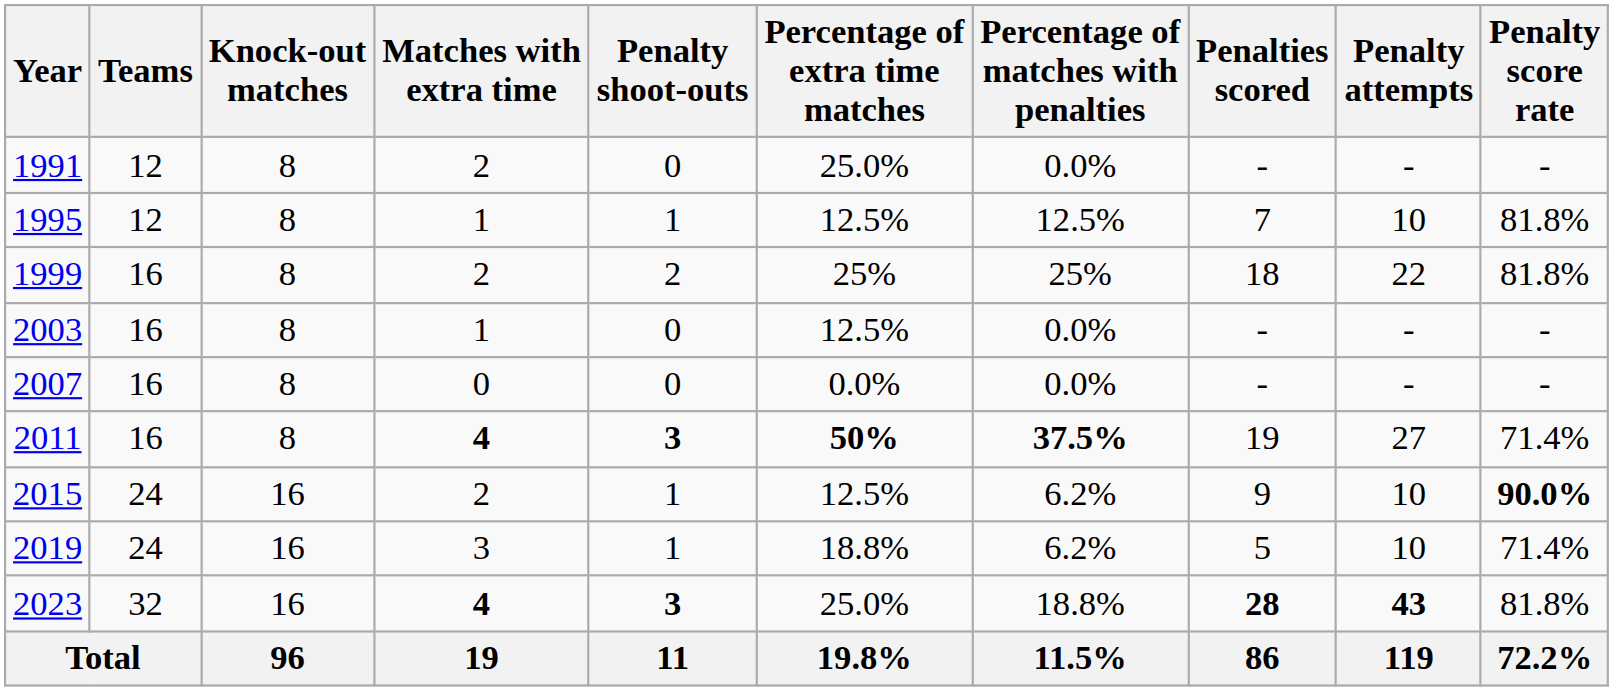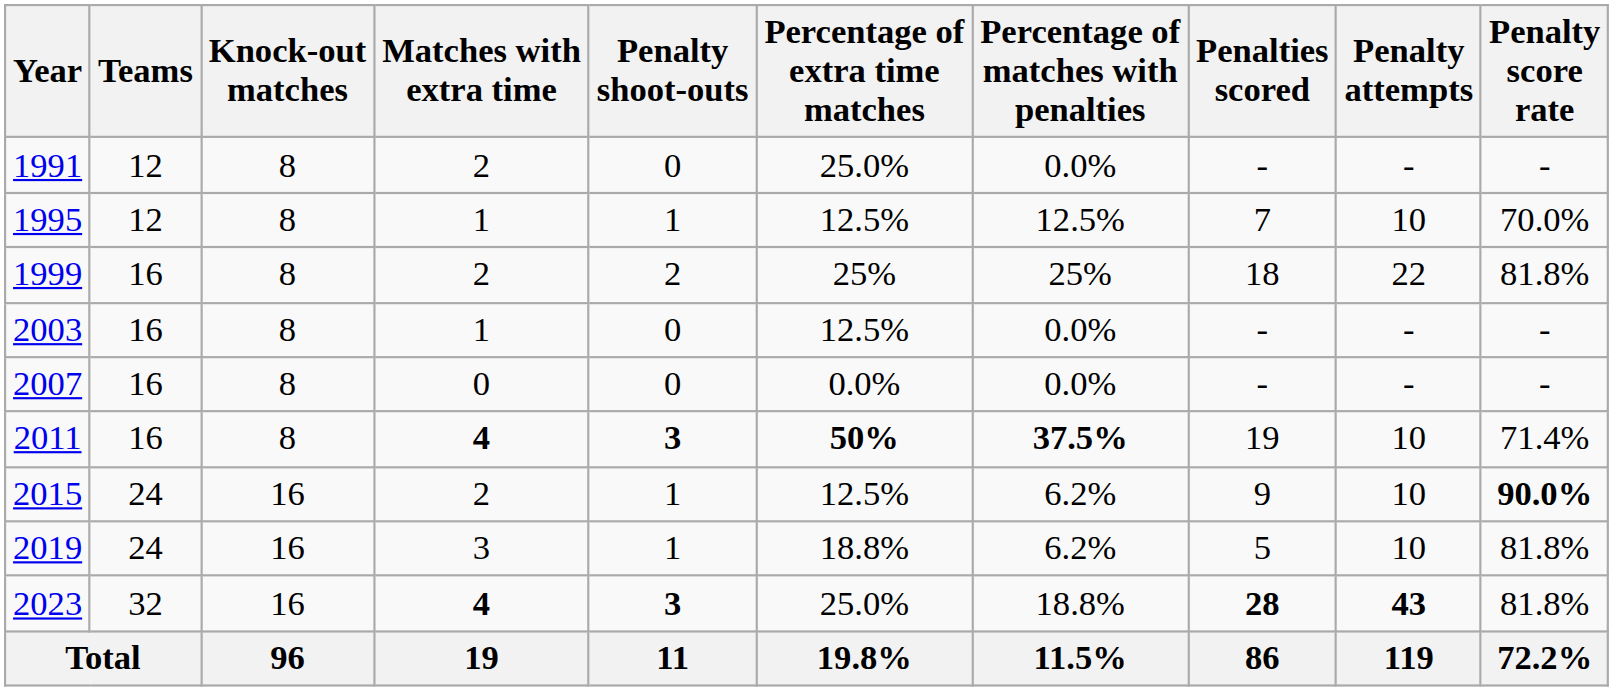(1545, 219) 81.8% -> (1545, 219) 70.0%
(1409, 438) 27 -> (1409, 438) 10
(1545, 548) 71.4% -> (1545, 548) 81.8%
